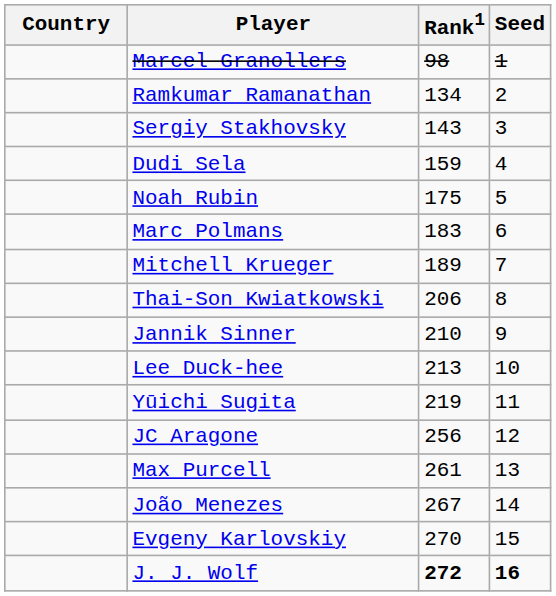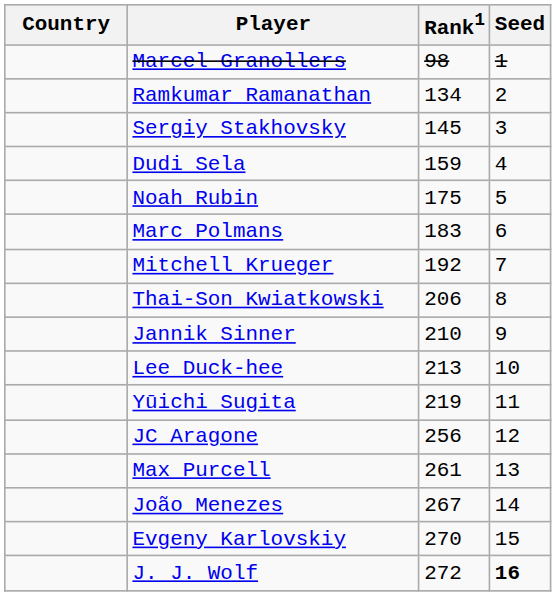(443, 130) 143 -> (443, 130) 145
(443, 266) 189 -> (443, 266) 192
(443, 573) bold -> (443, 573) normal
